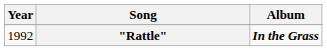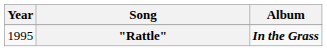(20, 35) 1992 -> (20, 35) 1995
